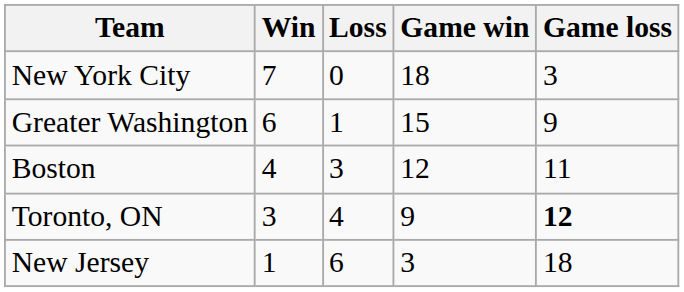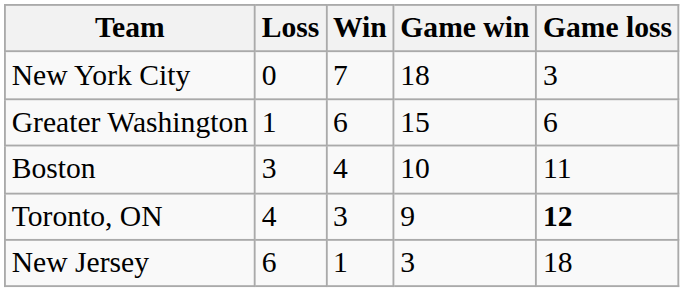columns swapped: (289, 27) <-> (358, 27)
(550, 121) 9 -> (550, 121) 6
(415, 168) 12 -> (415, 168) 10
